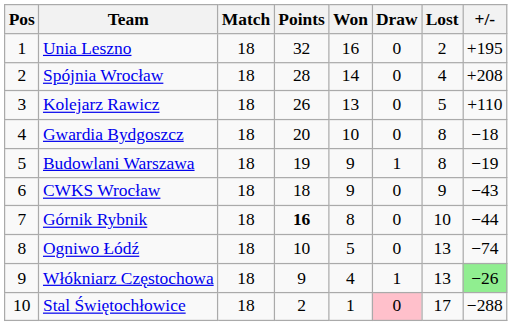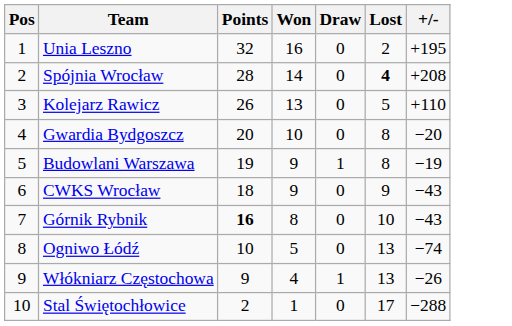- column: (246, 19)
(442, 76) normal -> (386, 76) bold
(485, 134) −18 -> (428, 134) −20
(485, 220) −44 -> (428, 220) −43
(485, 277) lightgreen background -> (428, 277) no background
(397, 306) pink background -> (340, 306) no background
